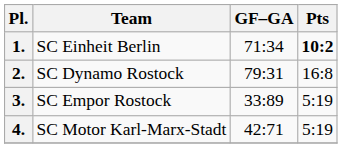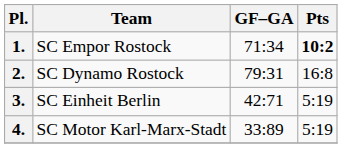(98, 45) SC Einheit Berlin -> (104, 45) SC Empor Rostock
(104, 101) SC Empor Rostock -> (98, 101) SC Einheit Berlin
(264, 101) 33:89 -> (264, 101) 42:71
(264, 128) 42:71 -> (264, 128) 33:89
